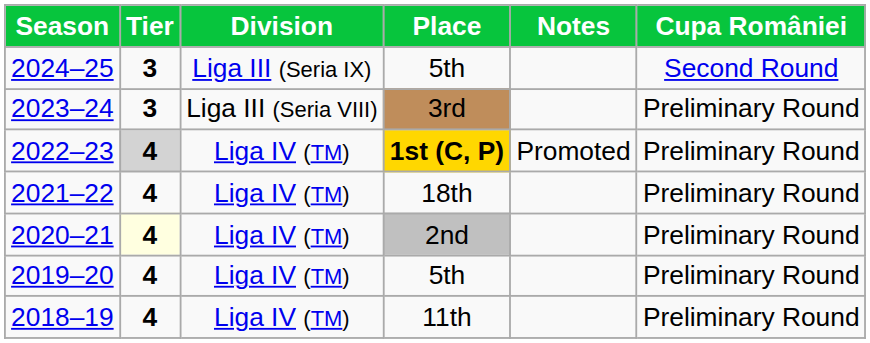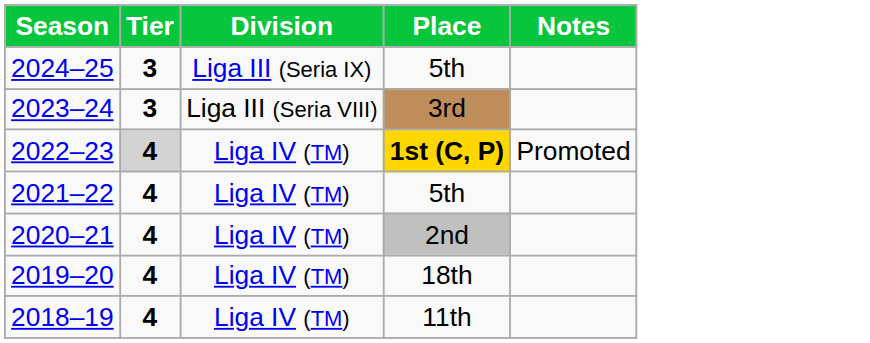- column: (751, 26)
(447, 193) 18th -> (447, 193) 5th
(150, 234) lightyellow background -> (150, 234) no background
(447, 276) 5th -> (447, 276) 18th
